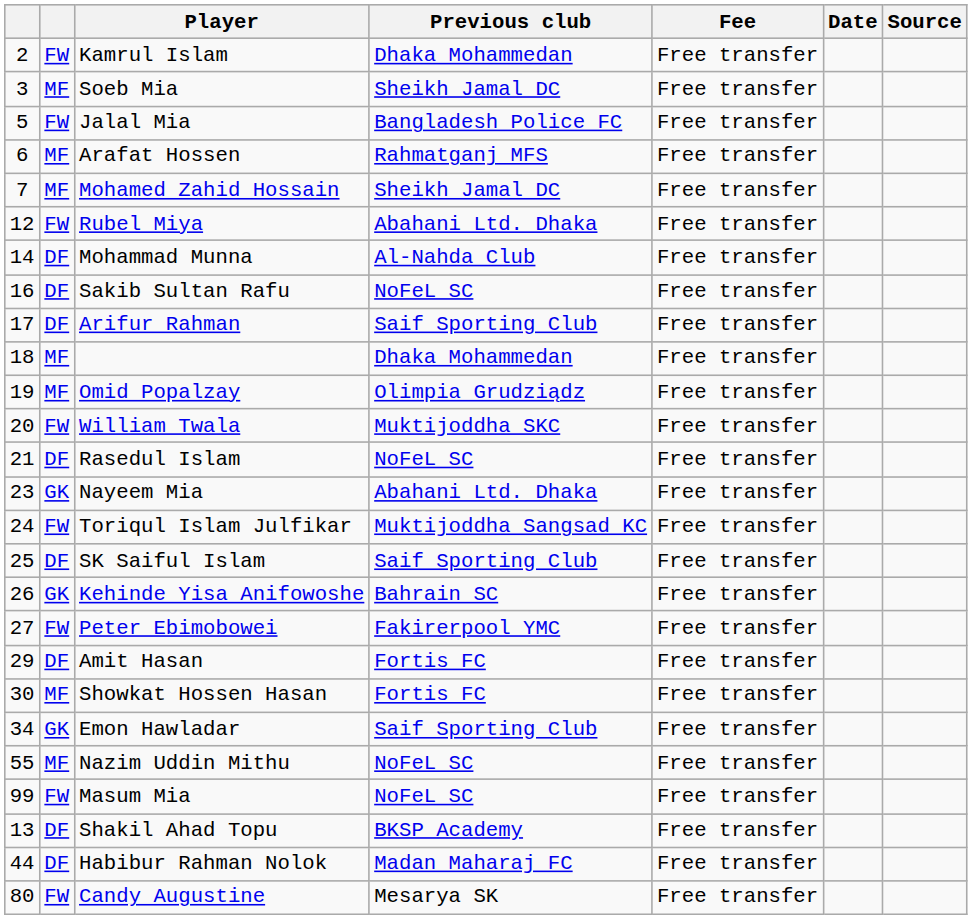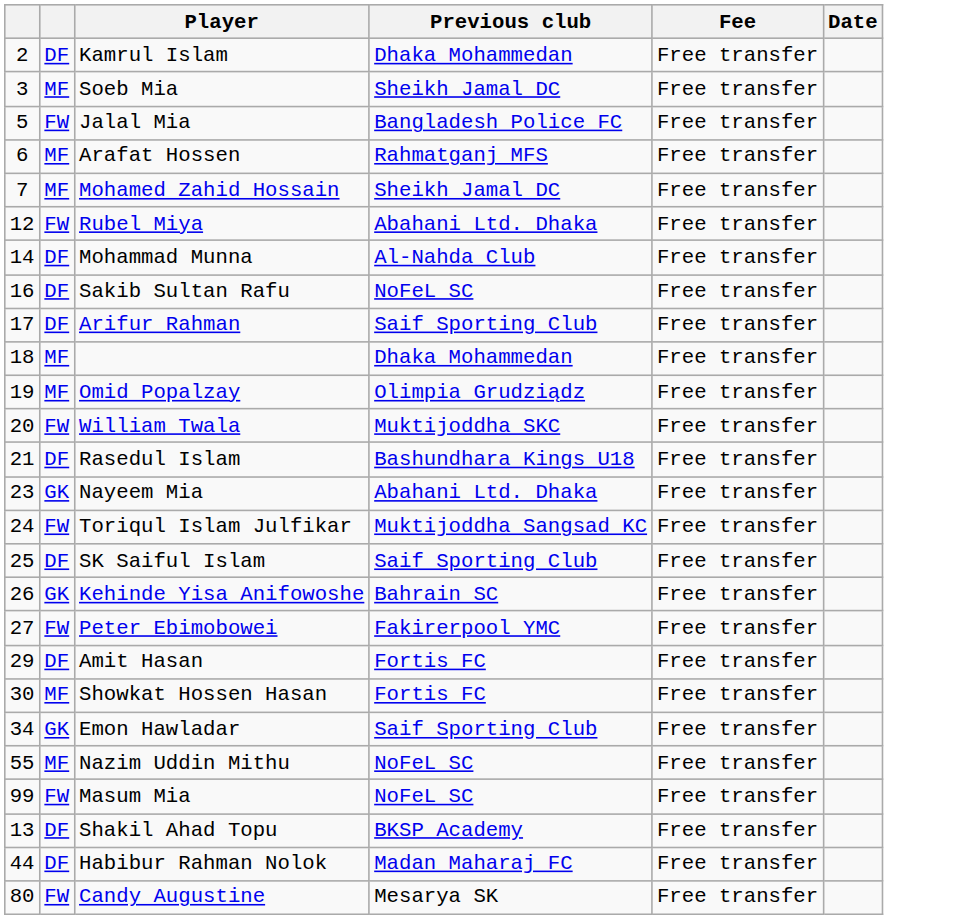- column: (925, 22)
(57, 55) FW -> (57, 55) DF
(424, 460) NoFeL SC -> (504, 460) Bashundhara Kings U18
